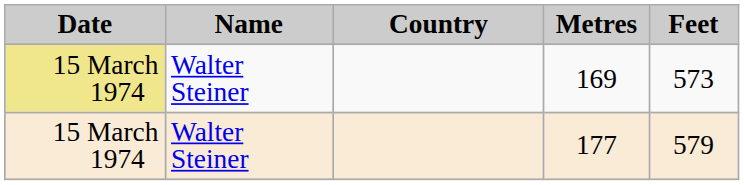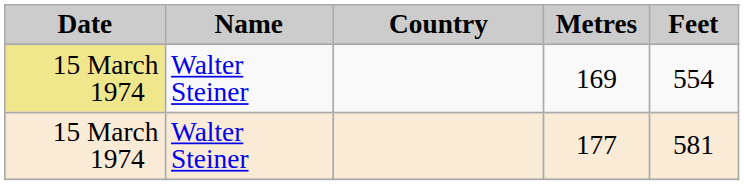(693, 78) 573 -> (693, 78) 554
(693, 145) 579 -> (693, 145) 581
